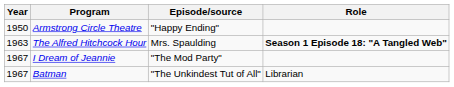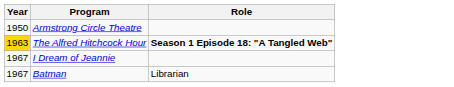- column: (206, 12)
(17, 43) no background -> (17, 43) gold background
